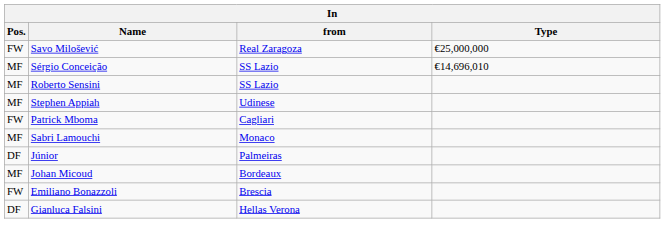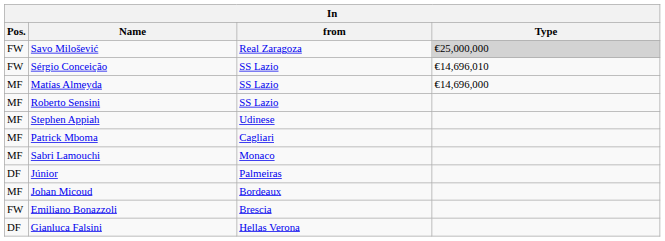(462, 49) no background -> (462, 49) lightgrey background
(15, 67) MF -> (15, 67) FW
+ row: (66, 85)
(15, 120) FW -> (15, 138) MF
